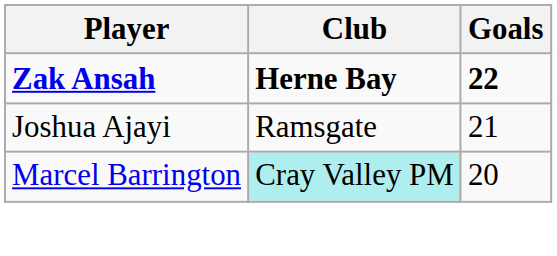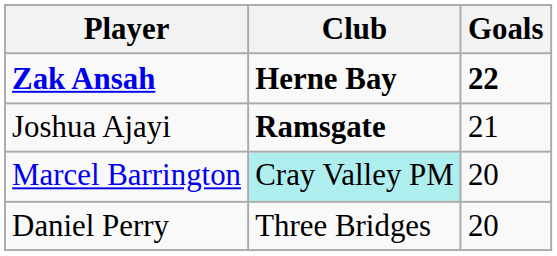(316, 126) normal -> (320, 126) bold
+ row: (91, 224)
